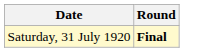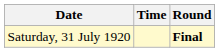+ column: (152, 15)
